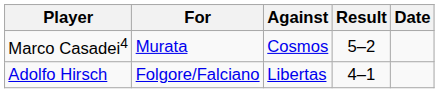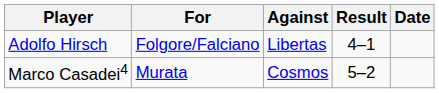rows swapped: (58, 74) <-> (68, 46)
